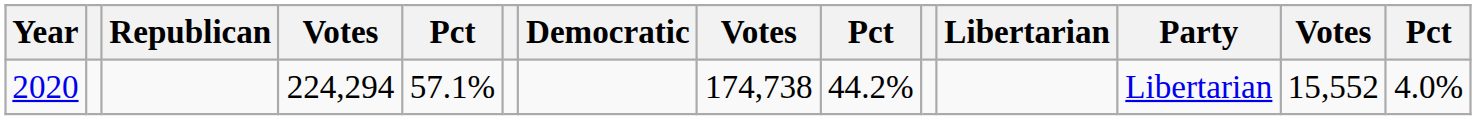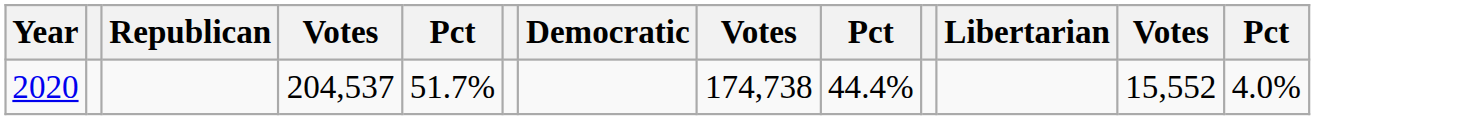- column: (1199, 31)
(340, 86) 224,294 -> (340, 86) 204,537
(452, 86) 57.1% -> (452, 86) 51.7%
(871, 86) 44.2% -> (871, 86) 44.4%
